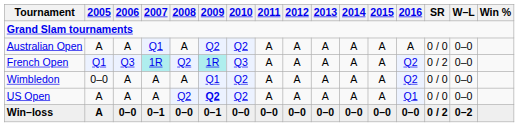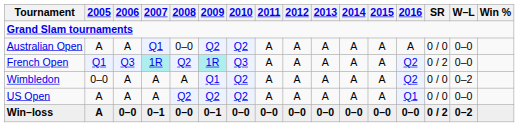(184, 46) A -> (184, 46) 0–0
(464, 79) 0–0 -> (464, 79) 0–2
(213, 96) bold -> (213, 96) normal
